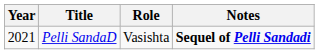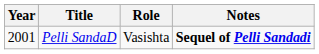(22, 37) 2021 -> (22, 37) 2001
